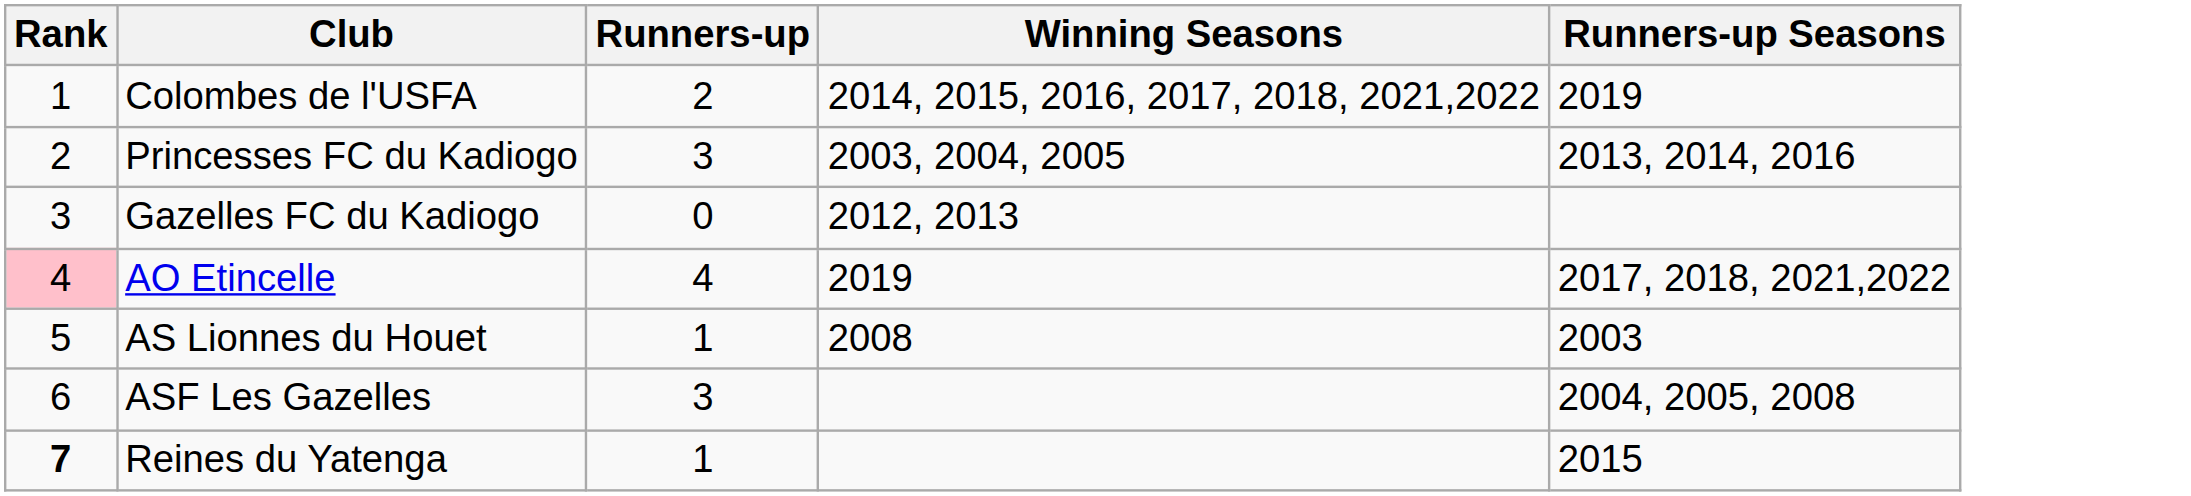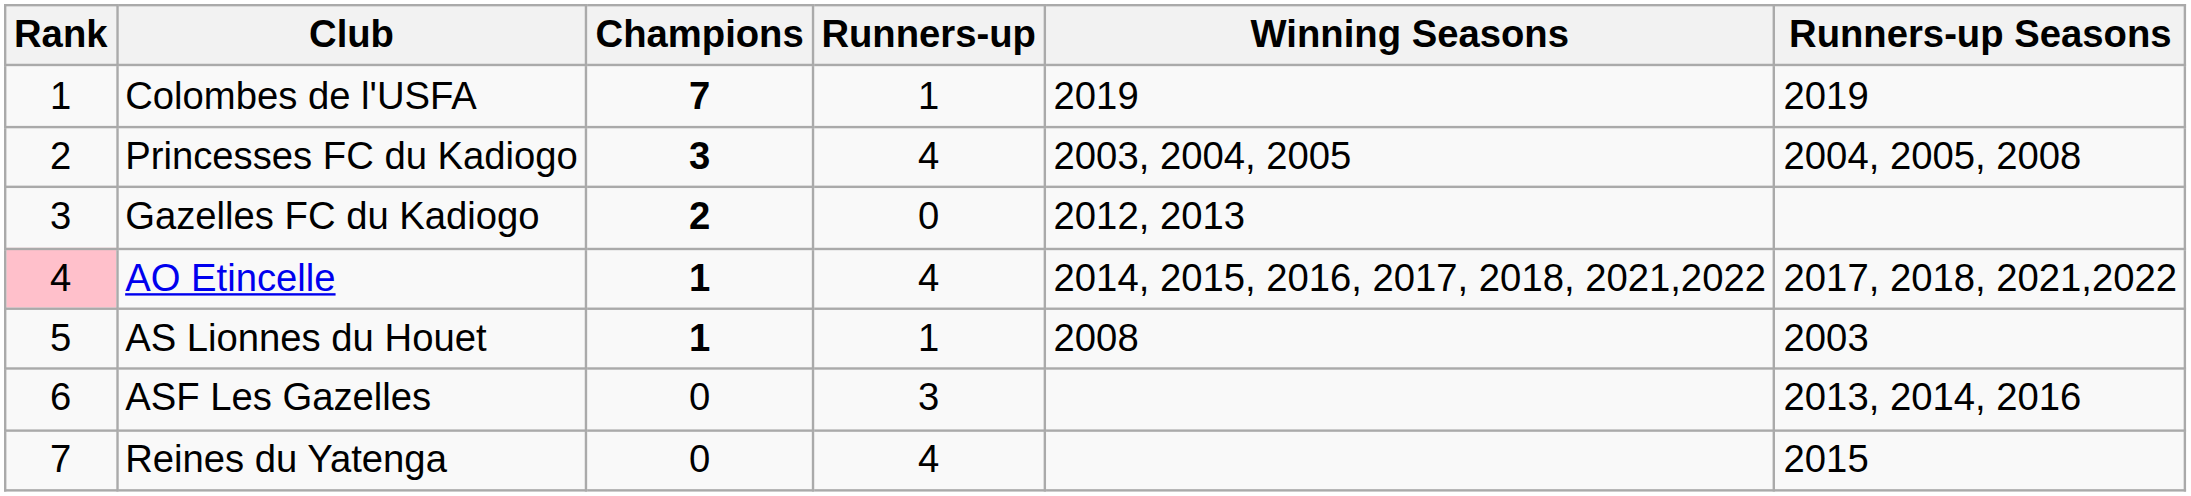+ column: (700, 34)
(703, 95) 2 -> (929, 95) 1
(1184, 95) 2014, 2015, 2016, 2017, 2018, 2021,2022 -> (1096, 95) 2019
(703, 156) 3 -> (929, 156) 4
(1707, 156) 2013, 2014, 2016 -> (1932, 156) 2004, 2005, 2008
(870, 277) 2019 -> (1410, 277) 2014, 2015, 2016, 2017, 2018, 2021,2022
(1707, 398) 2004, 2005, 2008 -> (1932, 398) 2013, 2014, 2016
(61, 459) bold -> (61, 459) normal
(703, 459) 1 -> (929, 459) 4
